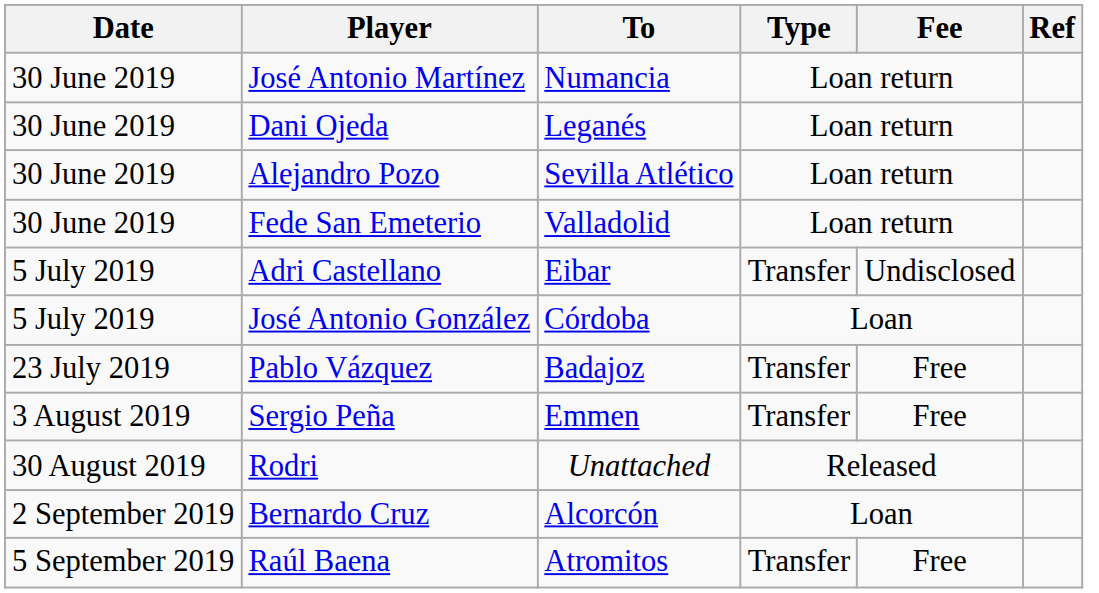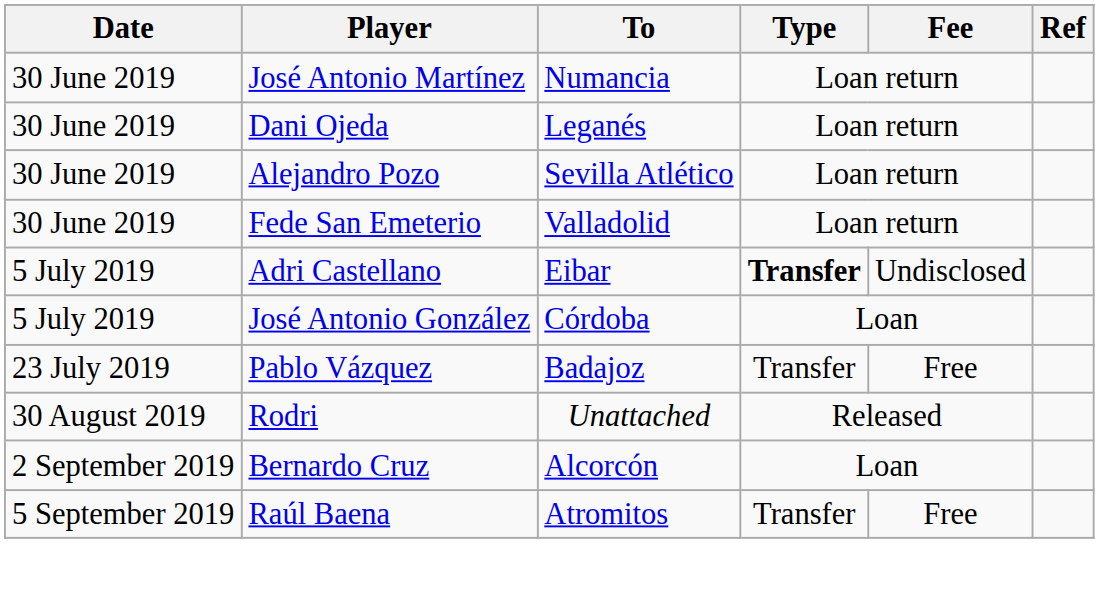(799, 271) normal -> (804, 271) bold
- row: (322, 416)
